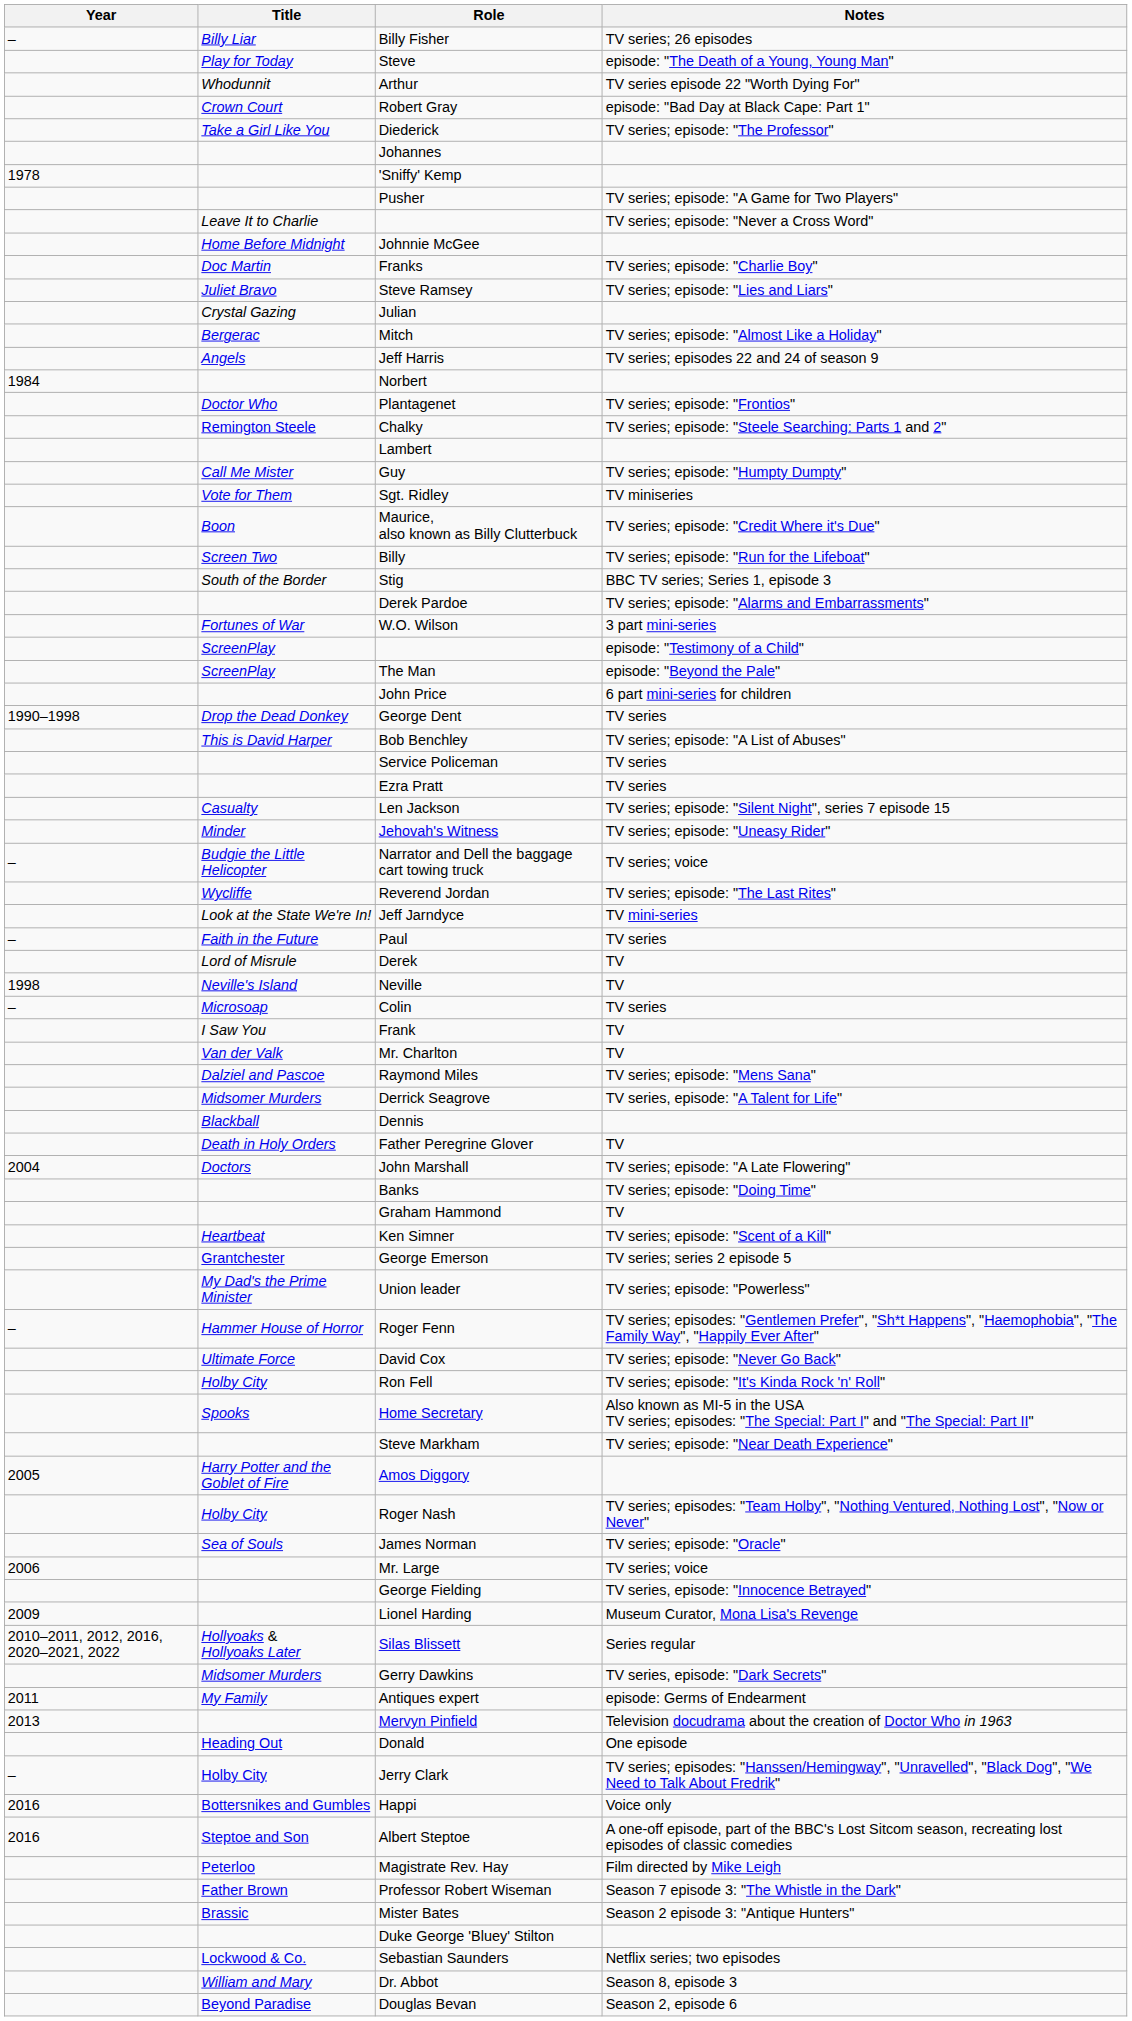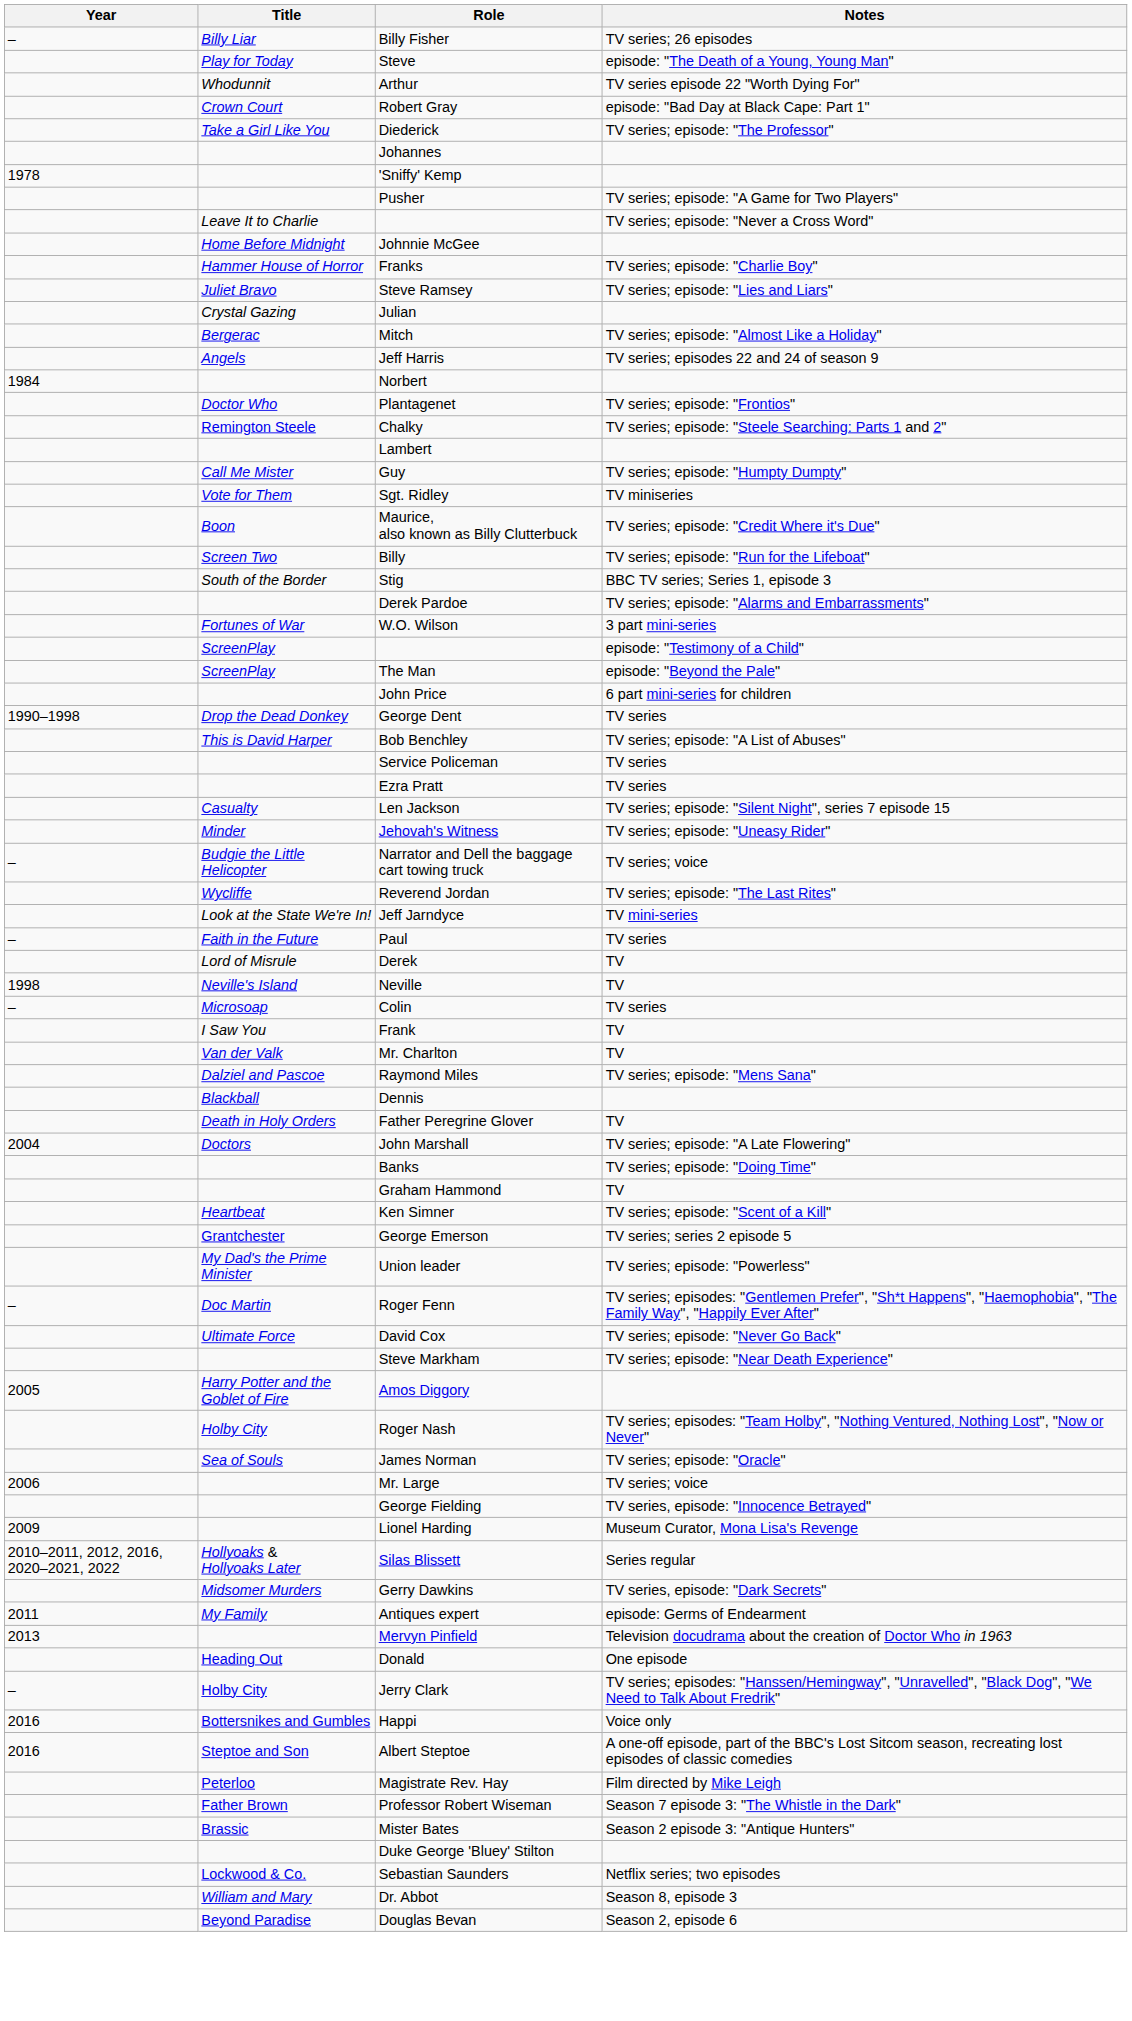(236, 267) Doc Martin -> (282, 267) Hammer House of Horror
- row: (434, 1098)
(282, 1328) Hammer House of Horror -> (236, 1305) Doc Martin
- row: (406, 1382)
- row: (431, 1413)
